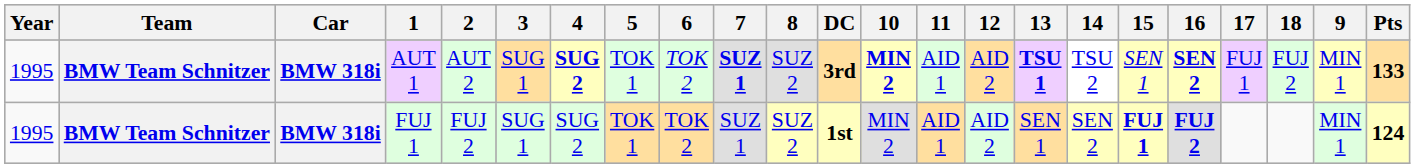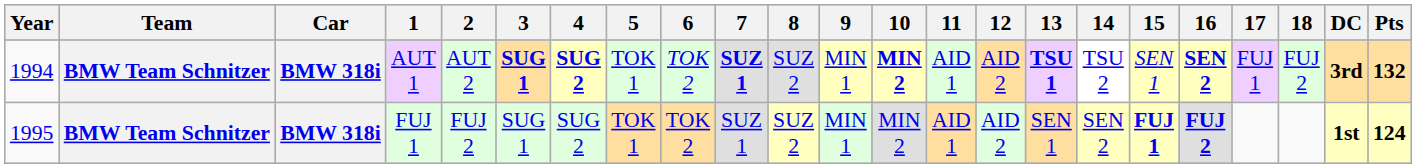columns swapped: (1340, 22) <-> (840, 22)
(32, 70) 1995 -> (32, 70) 1994
(523, 70) normal -> (523, 70) bold
(1388, 70) 133 -> (1389, 70) 132
